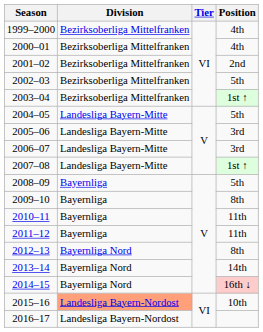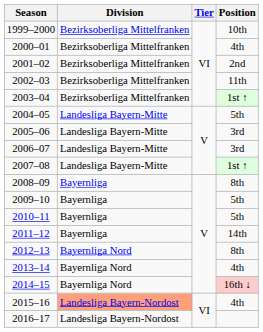(237, 30) 4th -> (237, 30) 10th
(237, 81) 5th -> (237, 81) 11th
(237, 183) 5th -> (237, 183) 8th
(237, 200) 8th -> (237, 200) 5th
(237, 217) 11th -> (237, 217) 5th
(237, 234) 11th -> (237, 234) 14th
(237, 268) 14th -> (237, 268) 4th
(237, 302) 10th -> (237, 302) 4th
